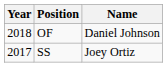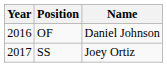(19, 33) 2018 -> (19, 33) 2016
